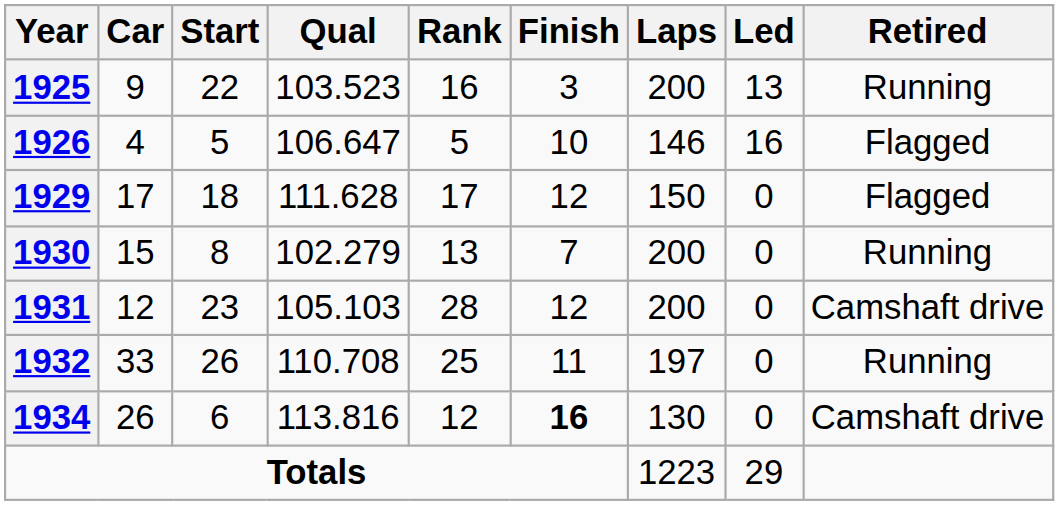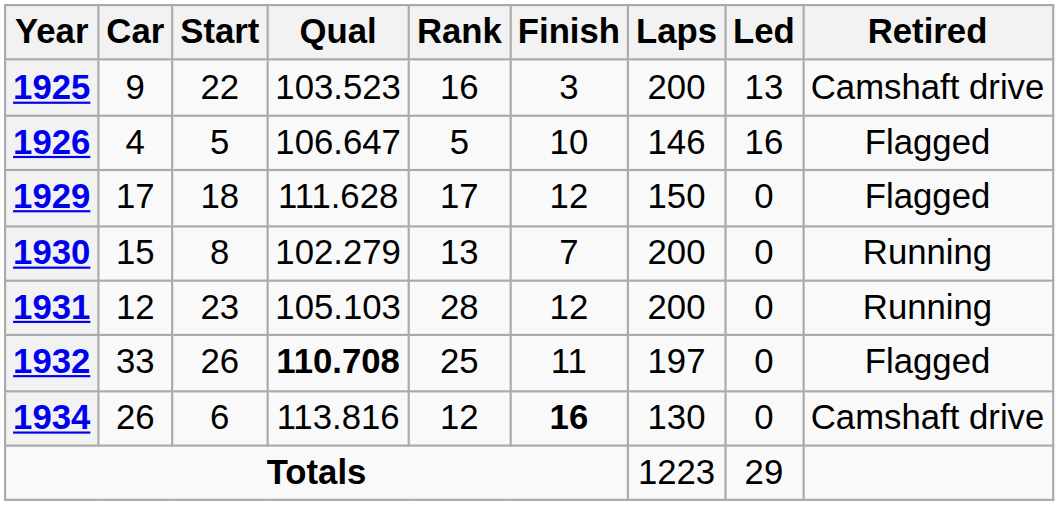(928, 87) Running -> (928, 87) Camshaft drive
(928, 307) Camshaft drive -> (928, 307) Running
(338, 362) normal -> (338, 362) bold
(928, 362) Running -> (928, 362) Flagged
